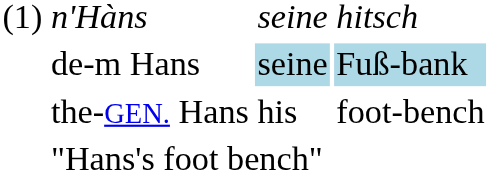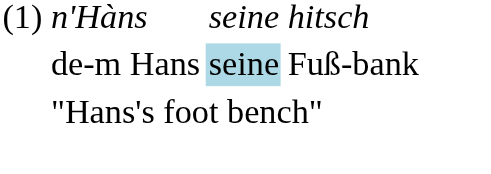(402, 64) lightblue background -> (353, 64) no background
- row: (150, 111)
